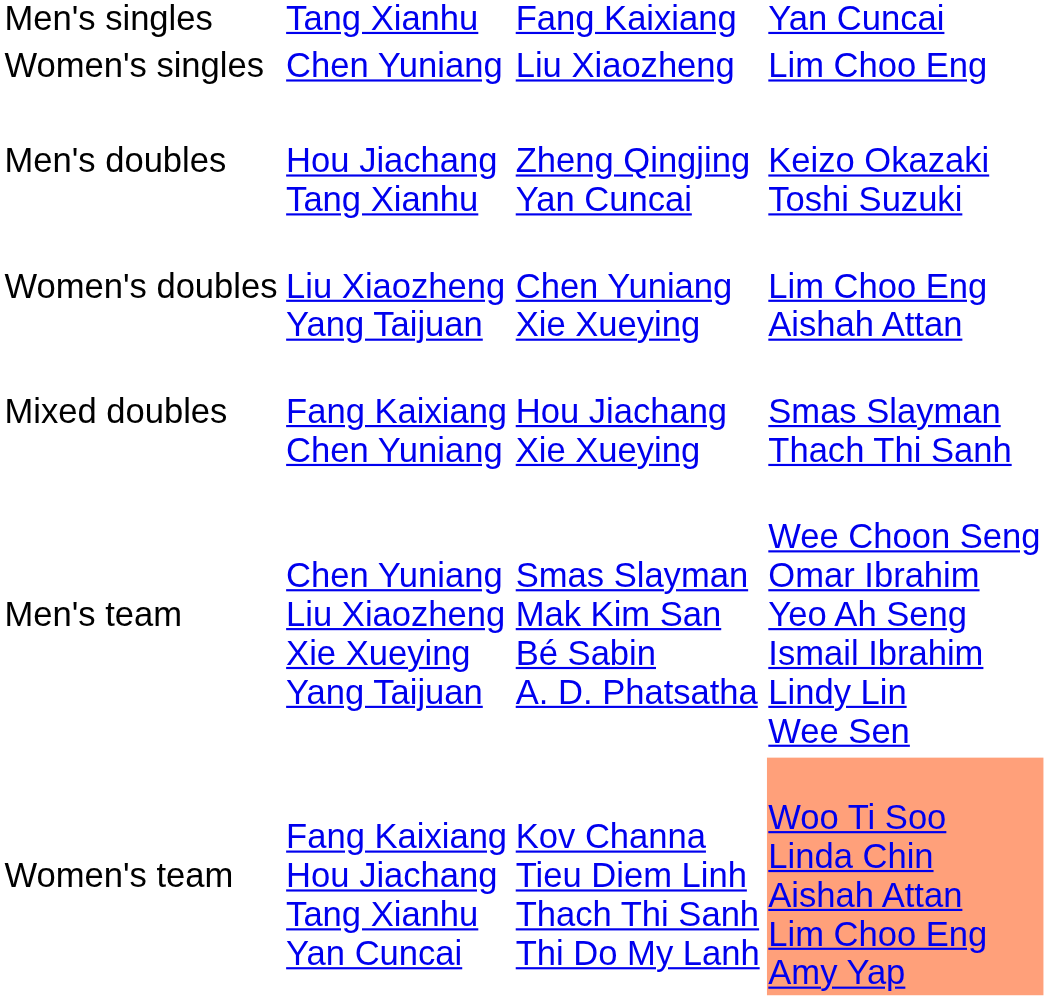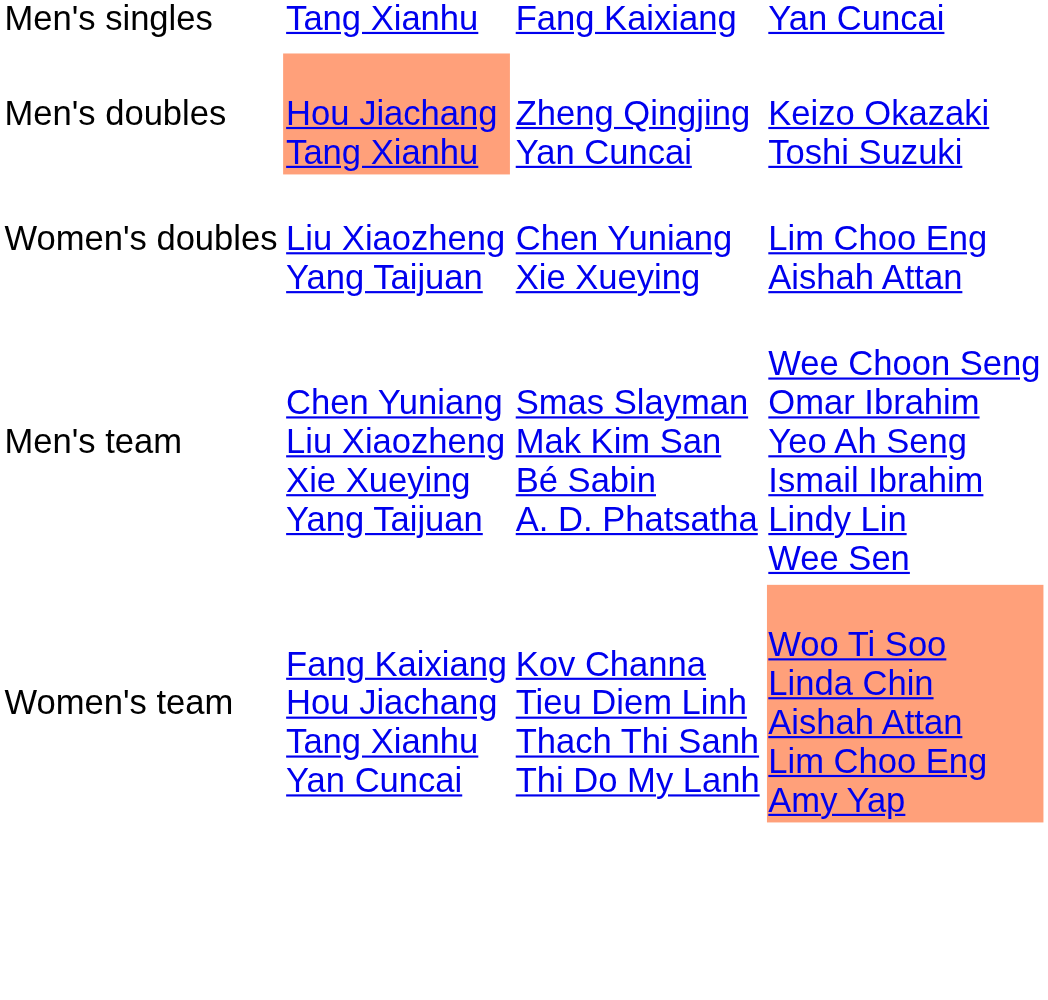- row: (134, 65)
(392, 180) no background -> (392, 132) lightsalmon background
- row: (116, 411)
